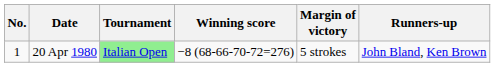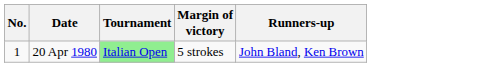- column: (236, 22)
